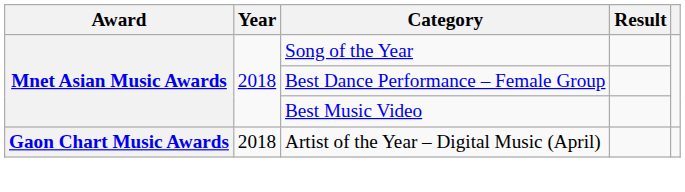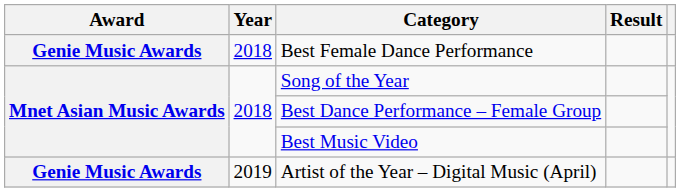+ row: (407, 50)
(119, 141) Gaon Chart Music Awards -> (117, 171) Genie Music Awards
(257, 141) 2018 -> (253, 171) 2019
